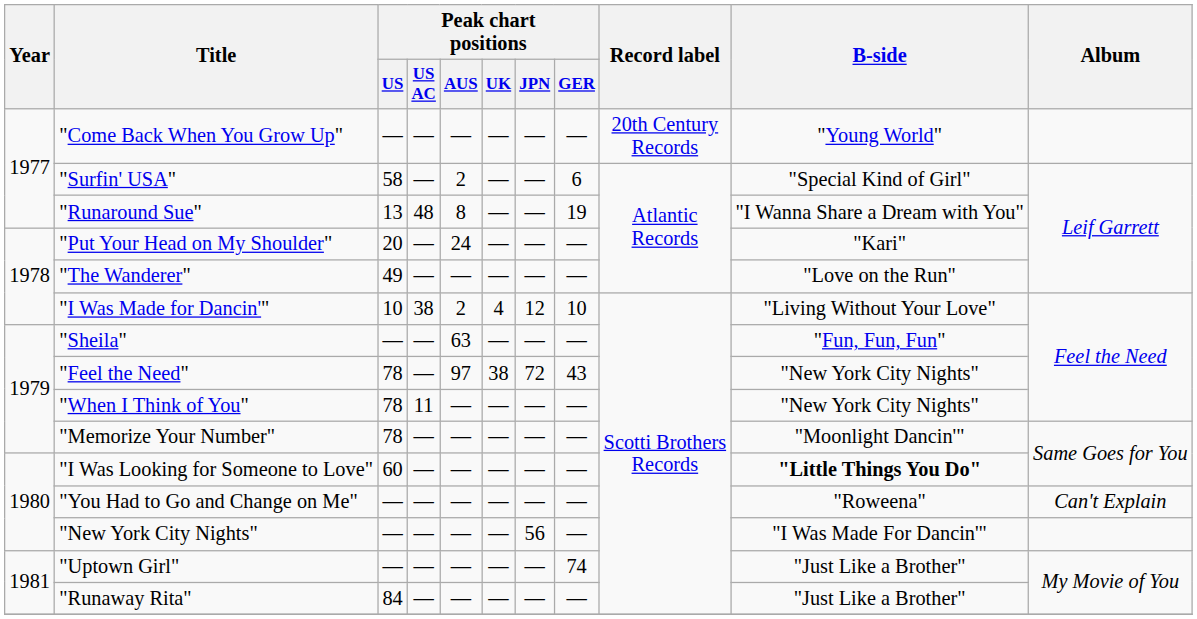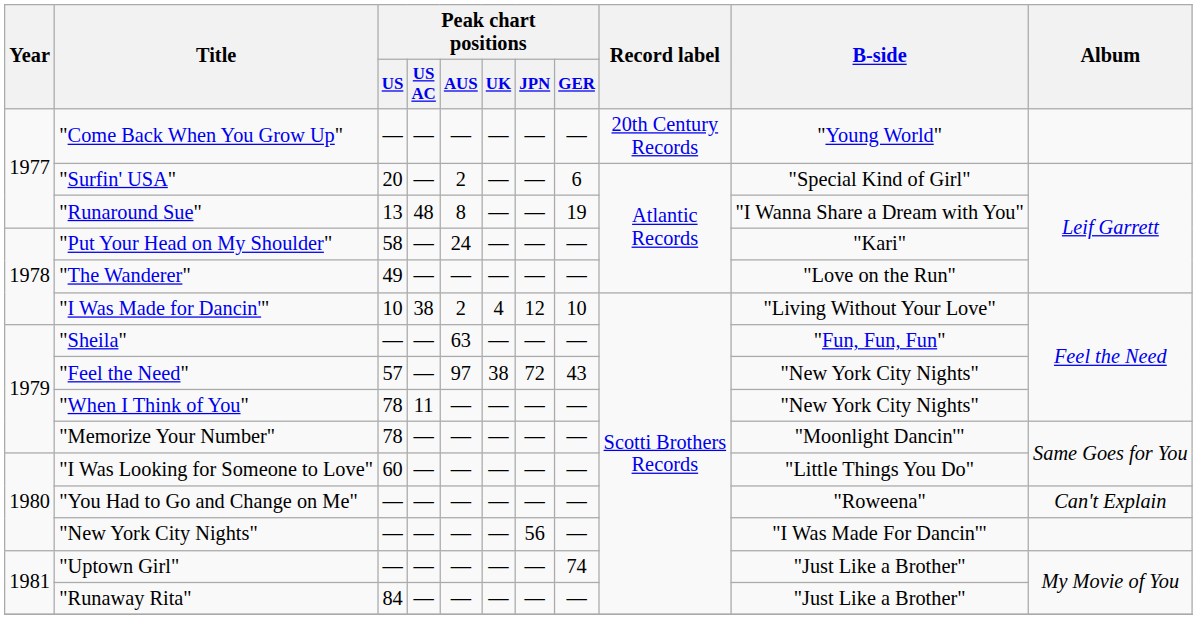(393, 179) 58 -> (393, 179) 20
(393, 243) 20 -> (393, 243) 58
(393, 372) 78 -> (393, 372) 57
(880, 469) bold -> (880, 469) normal
